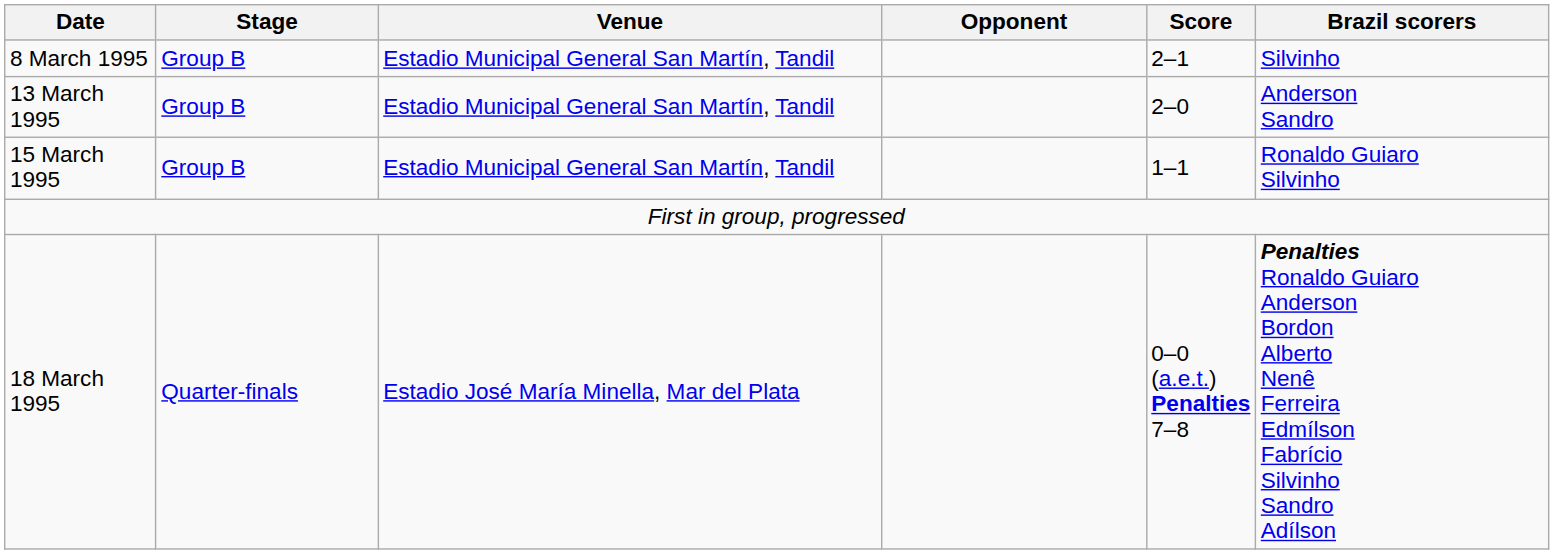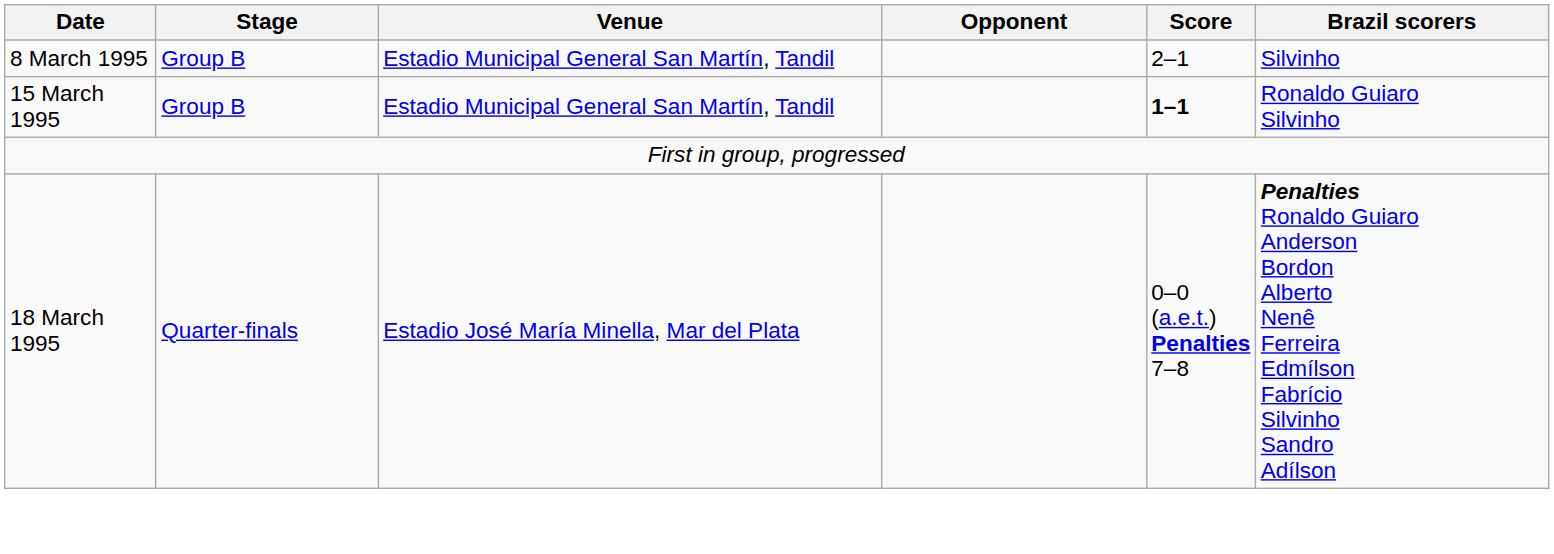- row: (57, 106)
(1170, 167) normal -> (1170, 106) bold
